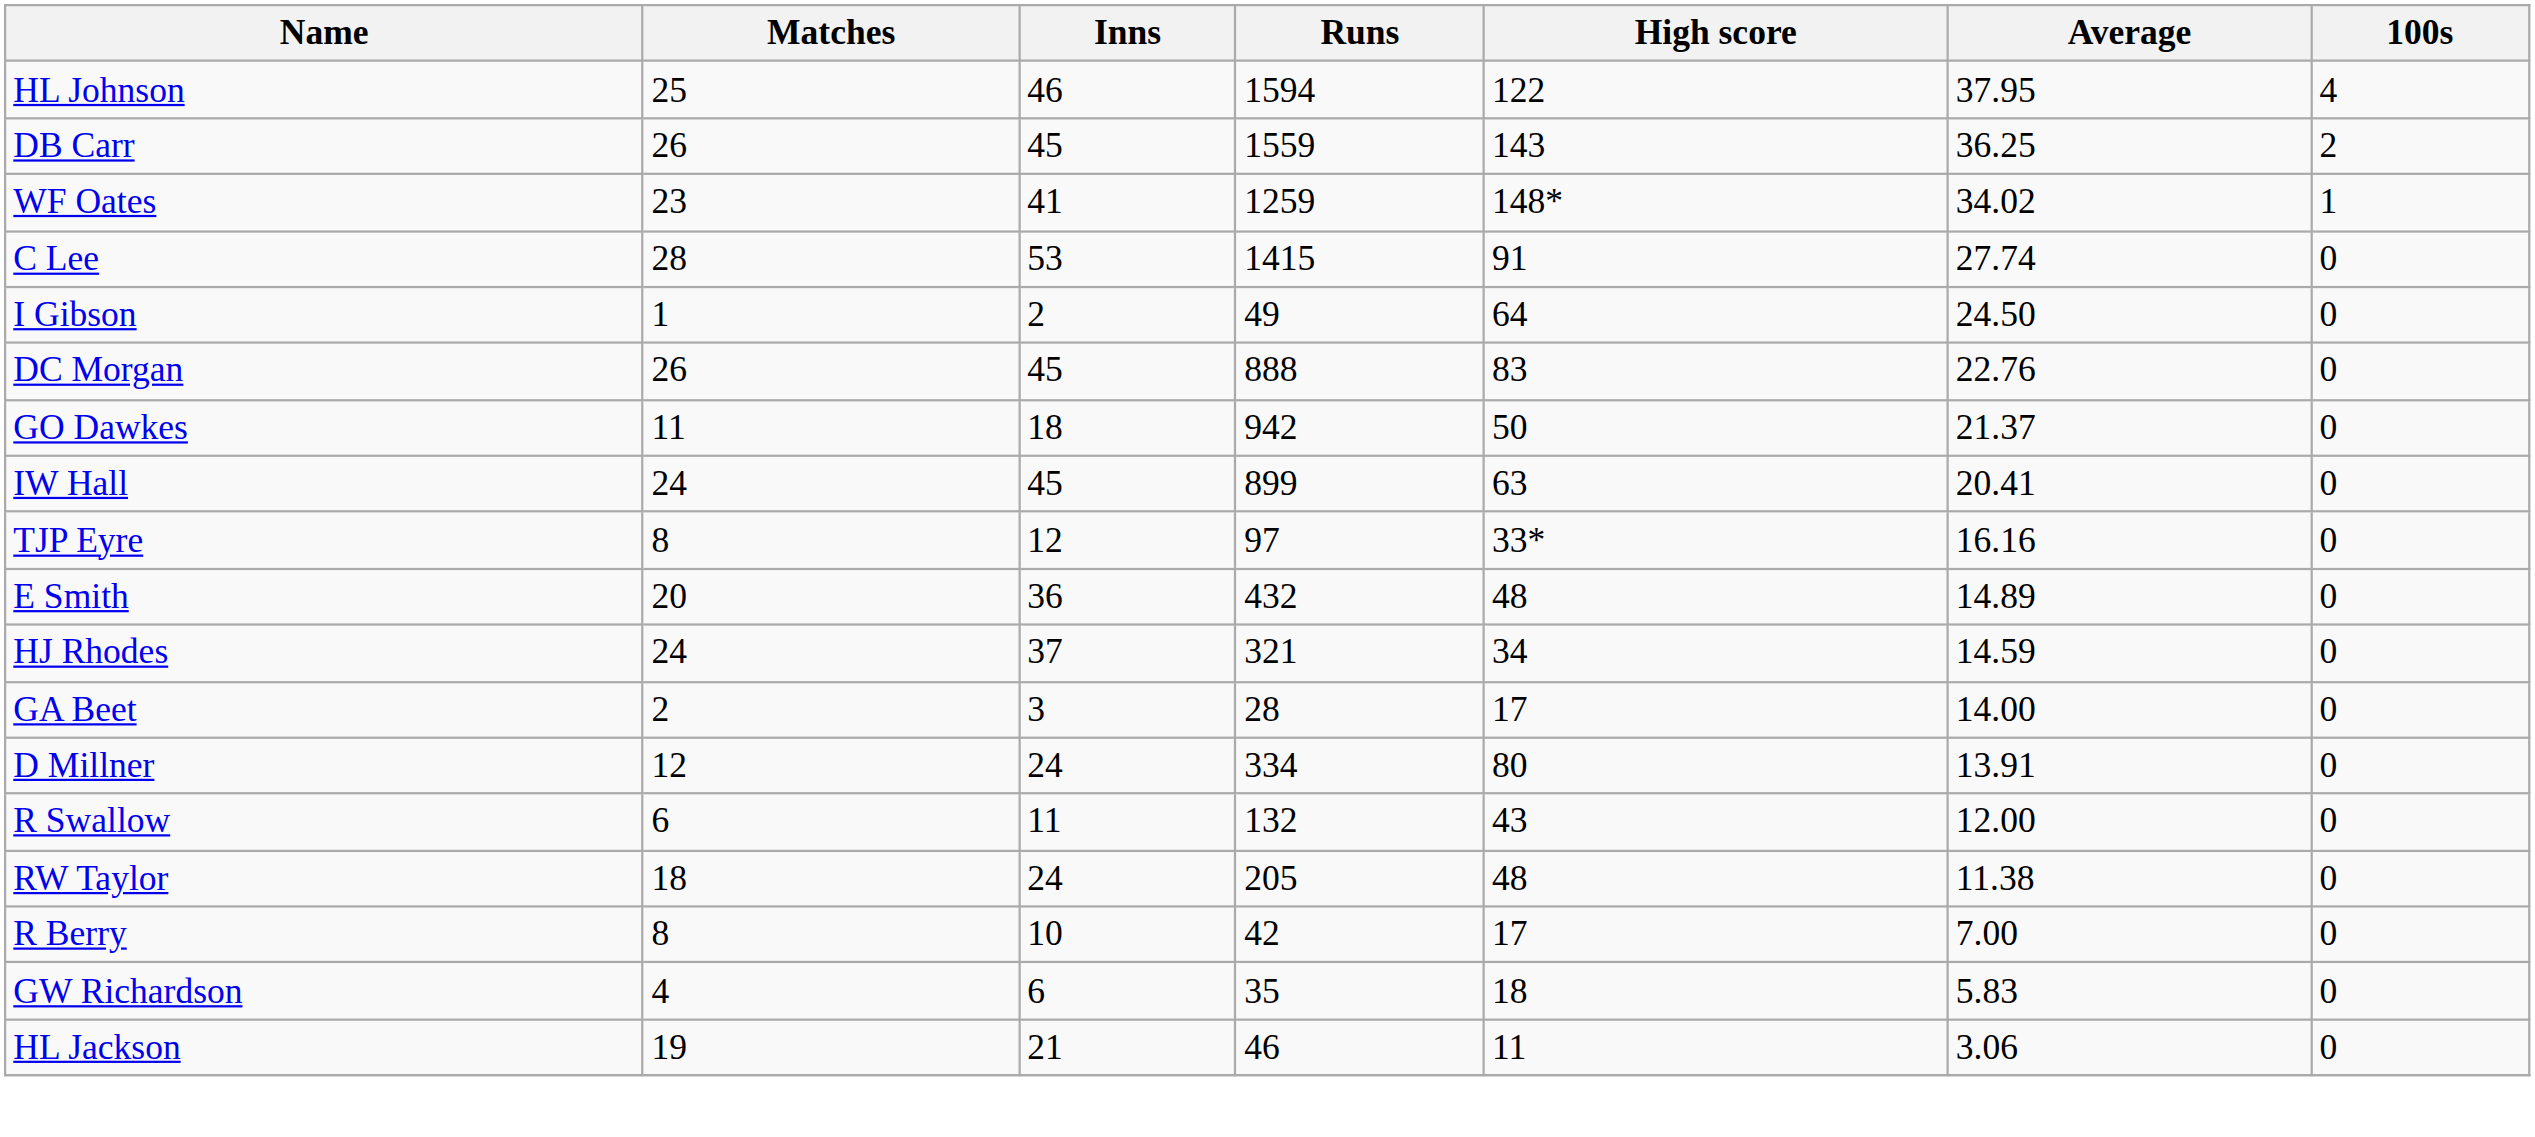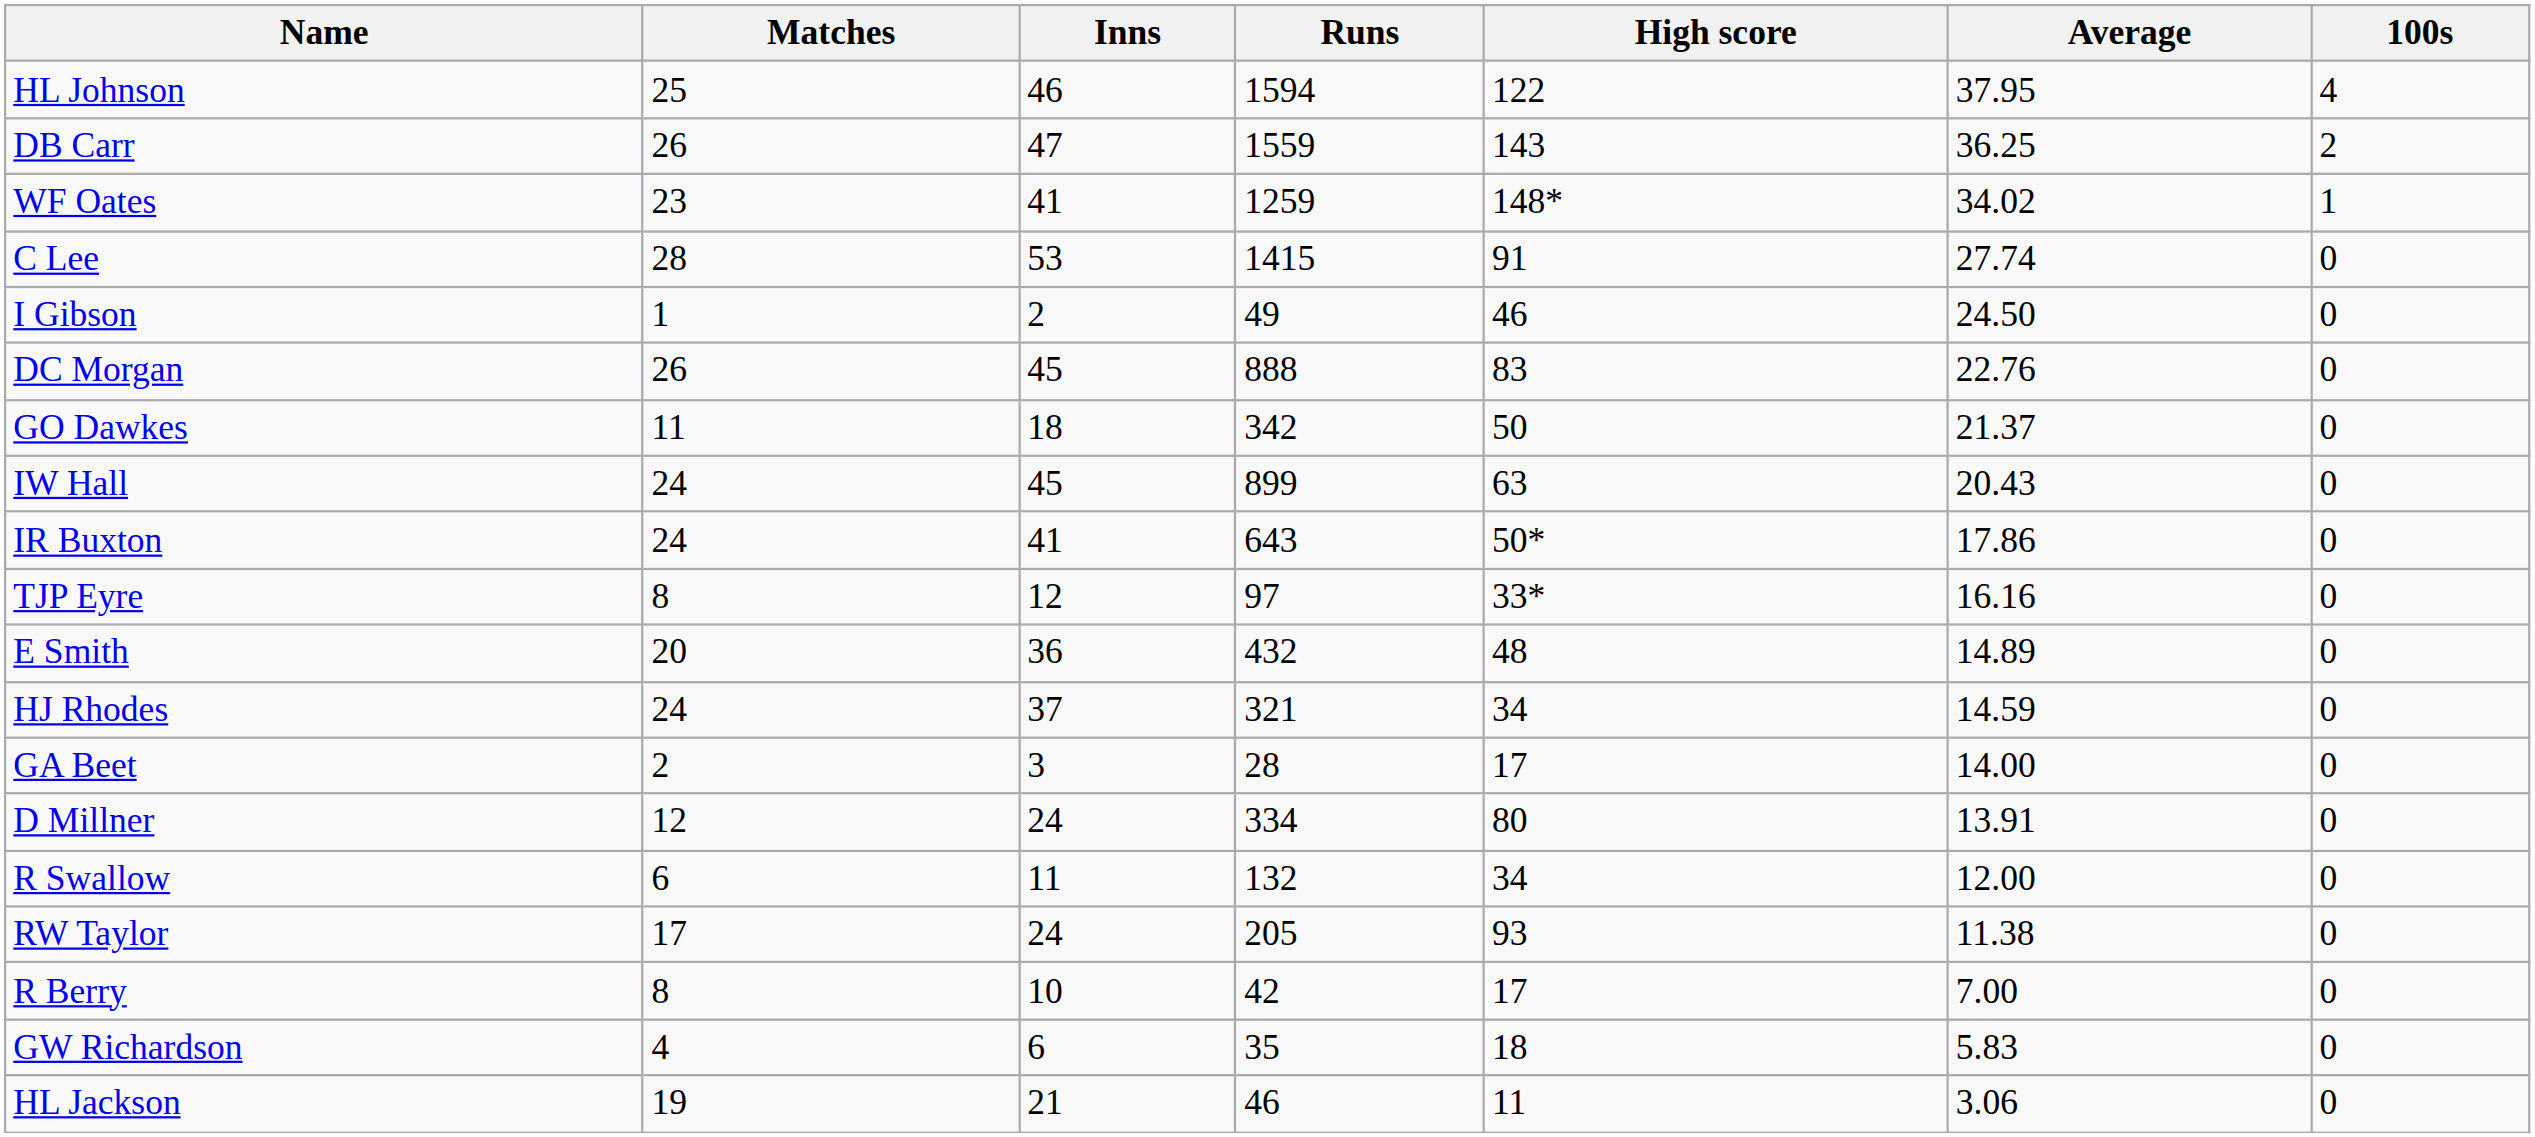(1045, 145) 45 -> (1045, 145) 47
(1510, 314) 64 -> (1510, 314) 46
(1271, 426) 942 -> (1271, 426) 342
(1996, 483) 20.41 -> (1996, 483) 20.43
+ row: (88, 539)
(1510, 821) 43 -> (1510, 877) 34
(669, 877) 18 -> (669, 933) 17
(1510, 877) 48 -> (1510, 933) 93
